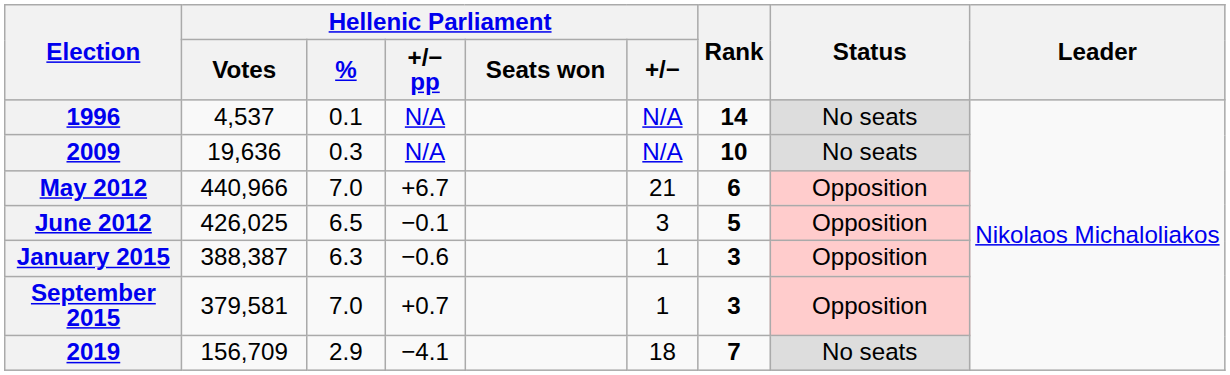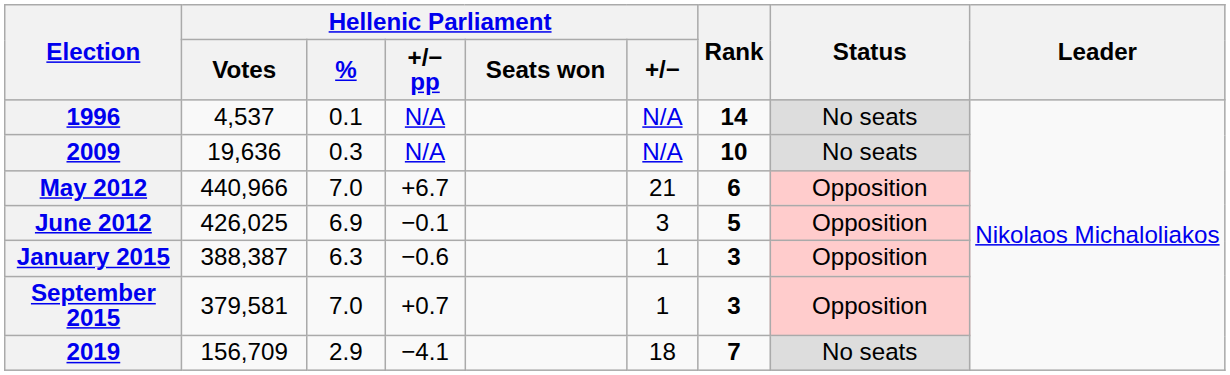(346, 222) 6.5 -> (346, 222) 6.9
